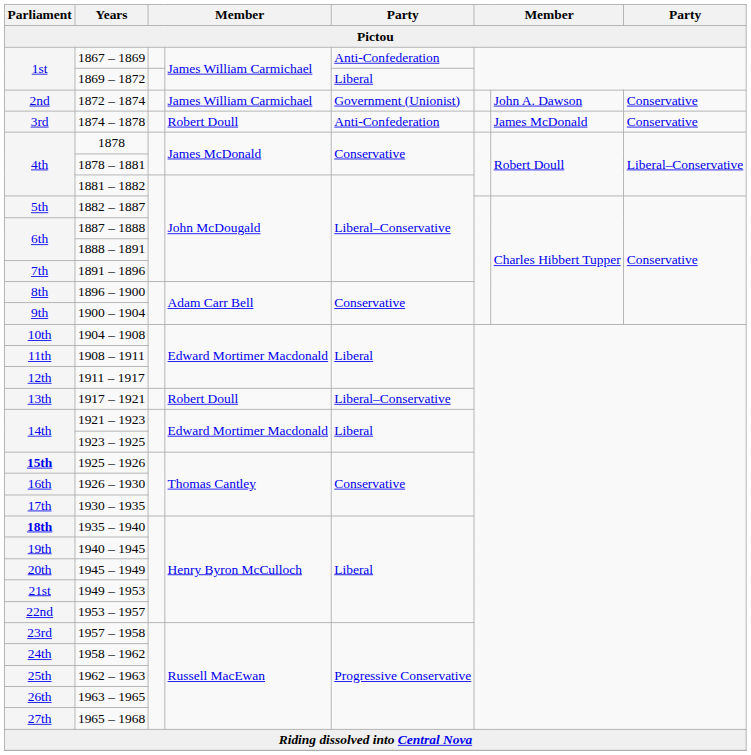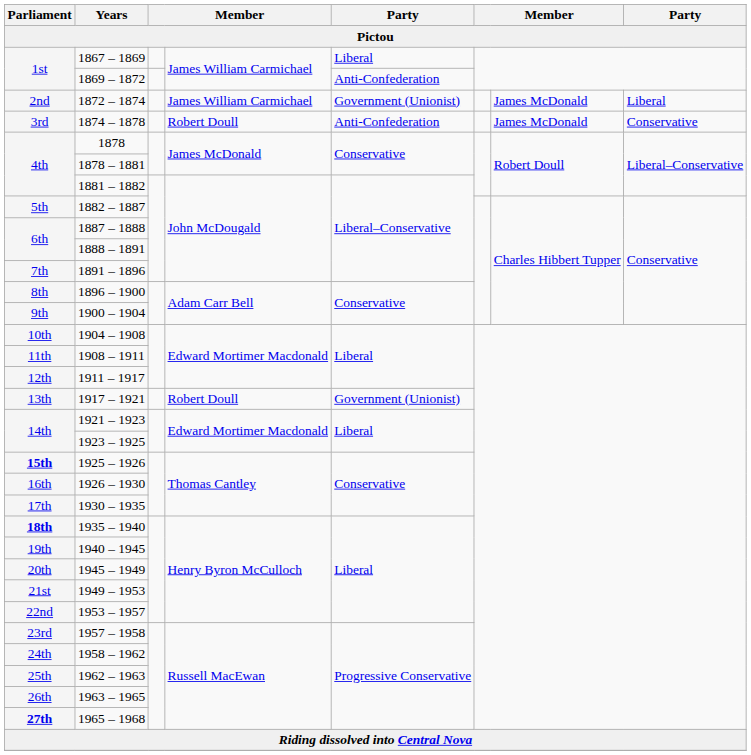(387, 57) Anti-Confederation -> (354, 57) Liberal
(354, 79) Liberal -> (387, 79) Anti-Confederation
(538, 100) John A. Dawson -> (541, 100) James McDonald
(662, 100) Conservative -> (646, 100) Liberal
(392, 398) Liberal–Conservative -> (397, 398) Government (Unionist)
(40, 718) normal -> (40, 718) bold
